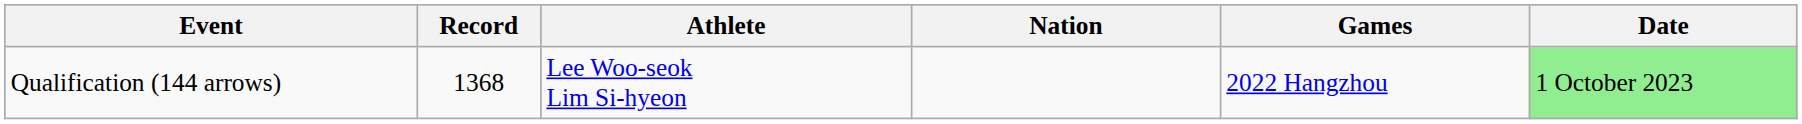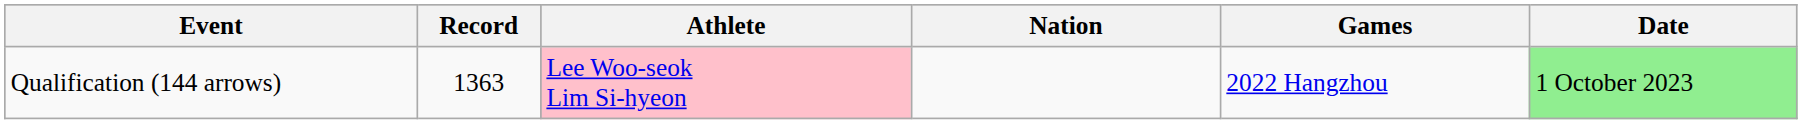(479, 82) 1368 -> (479, 82) 1363
(619, 82) no background -> (619, 82) pink background
